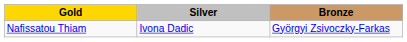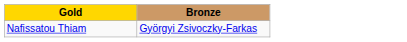- column: (203, 12)
